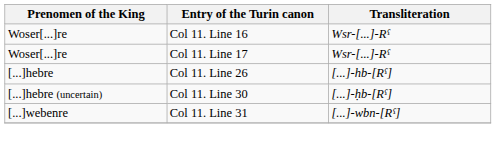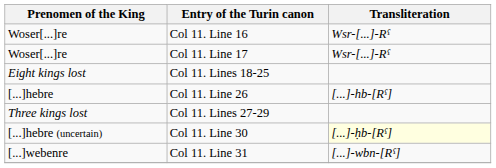+ row: (219, 73)
+ row: (219, 113)
(362, 93) no background -> (362, 133) lightyellow background
